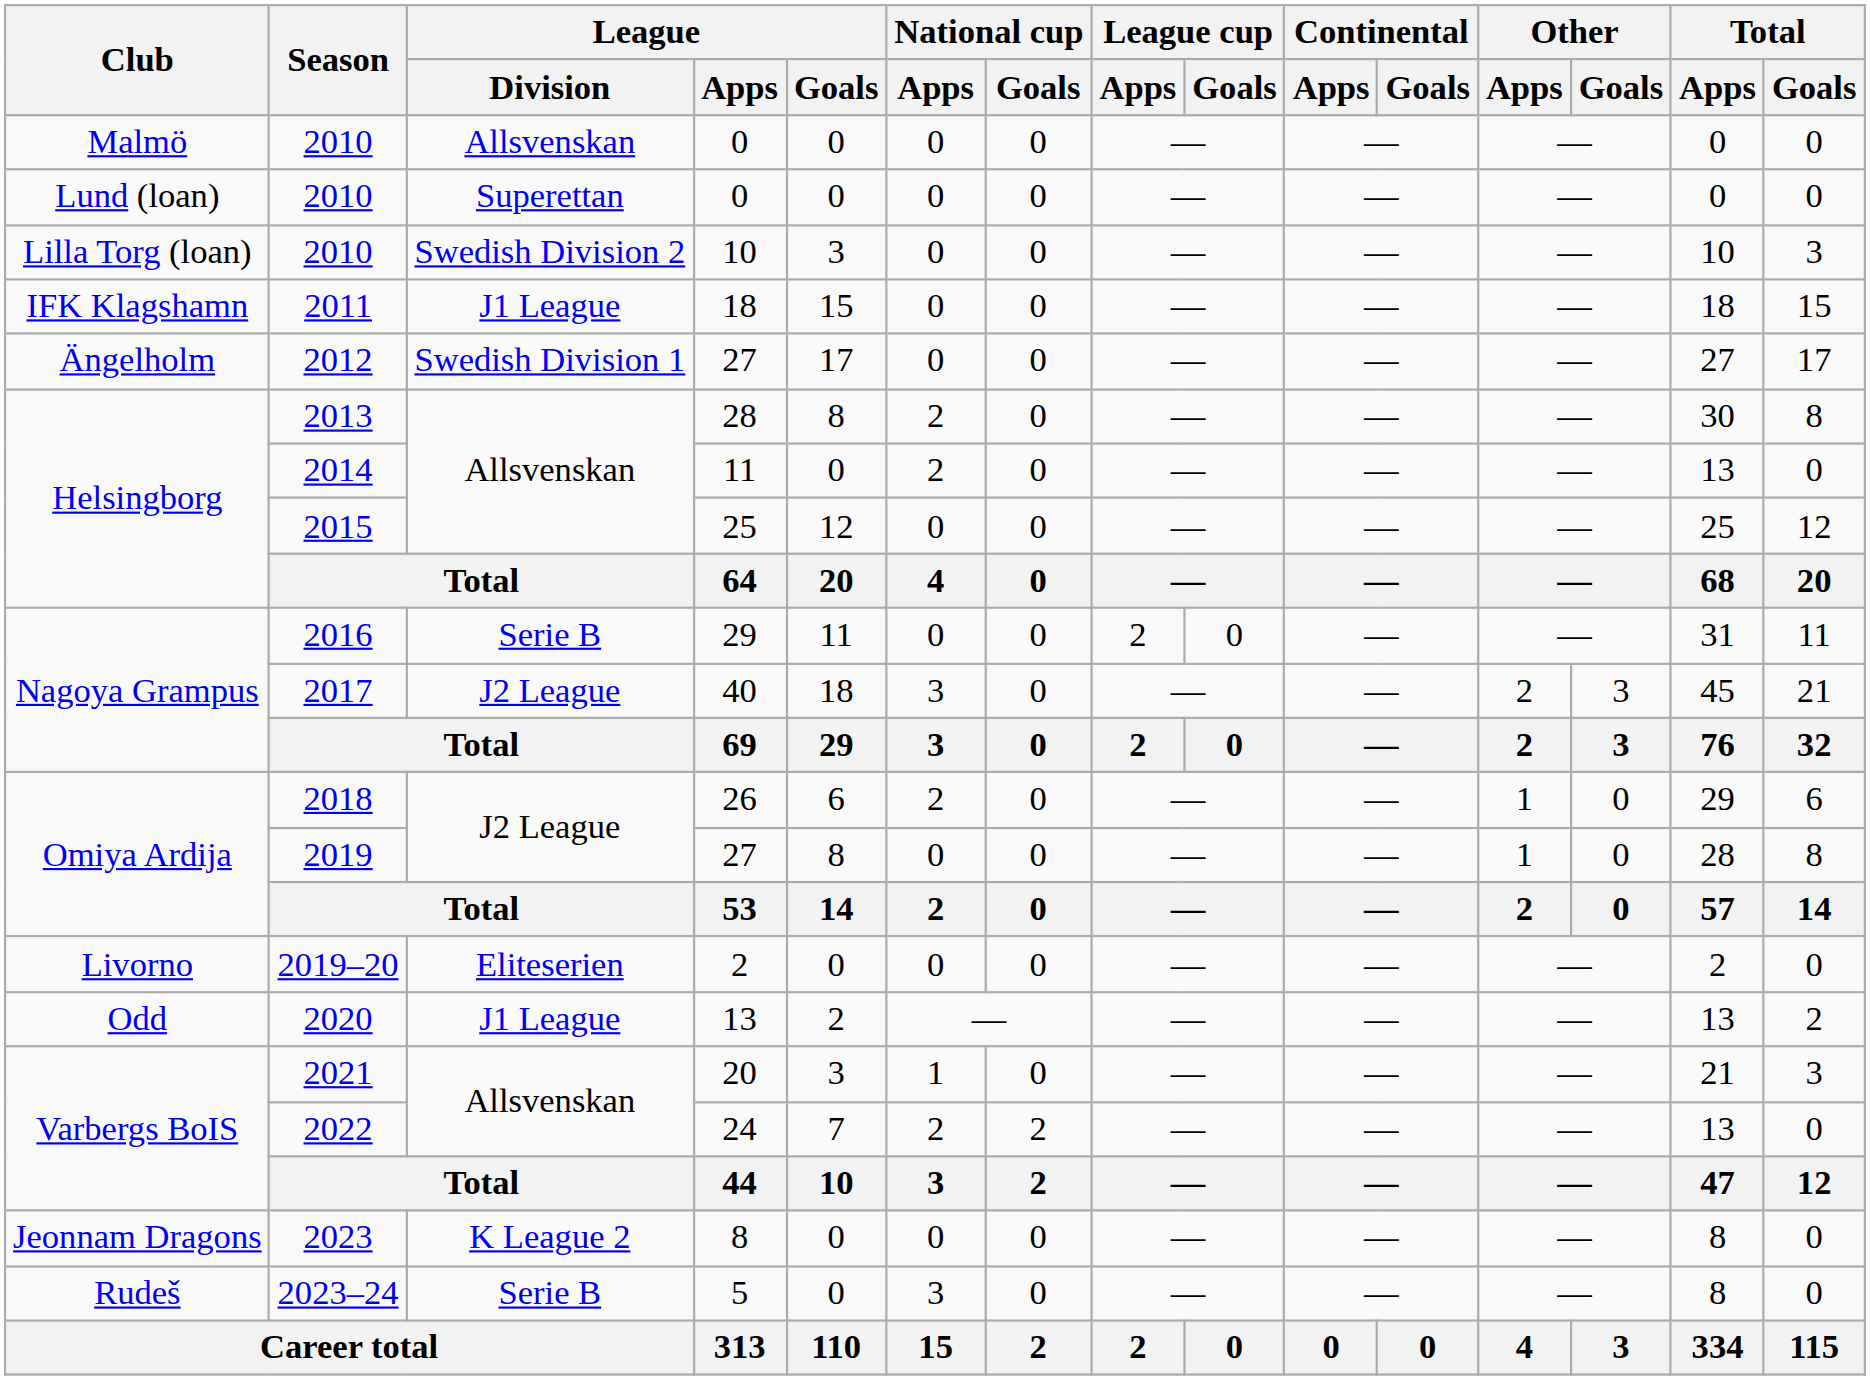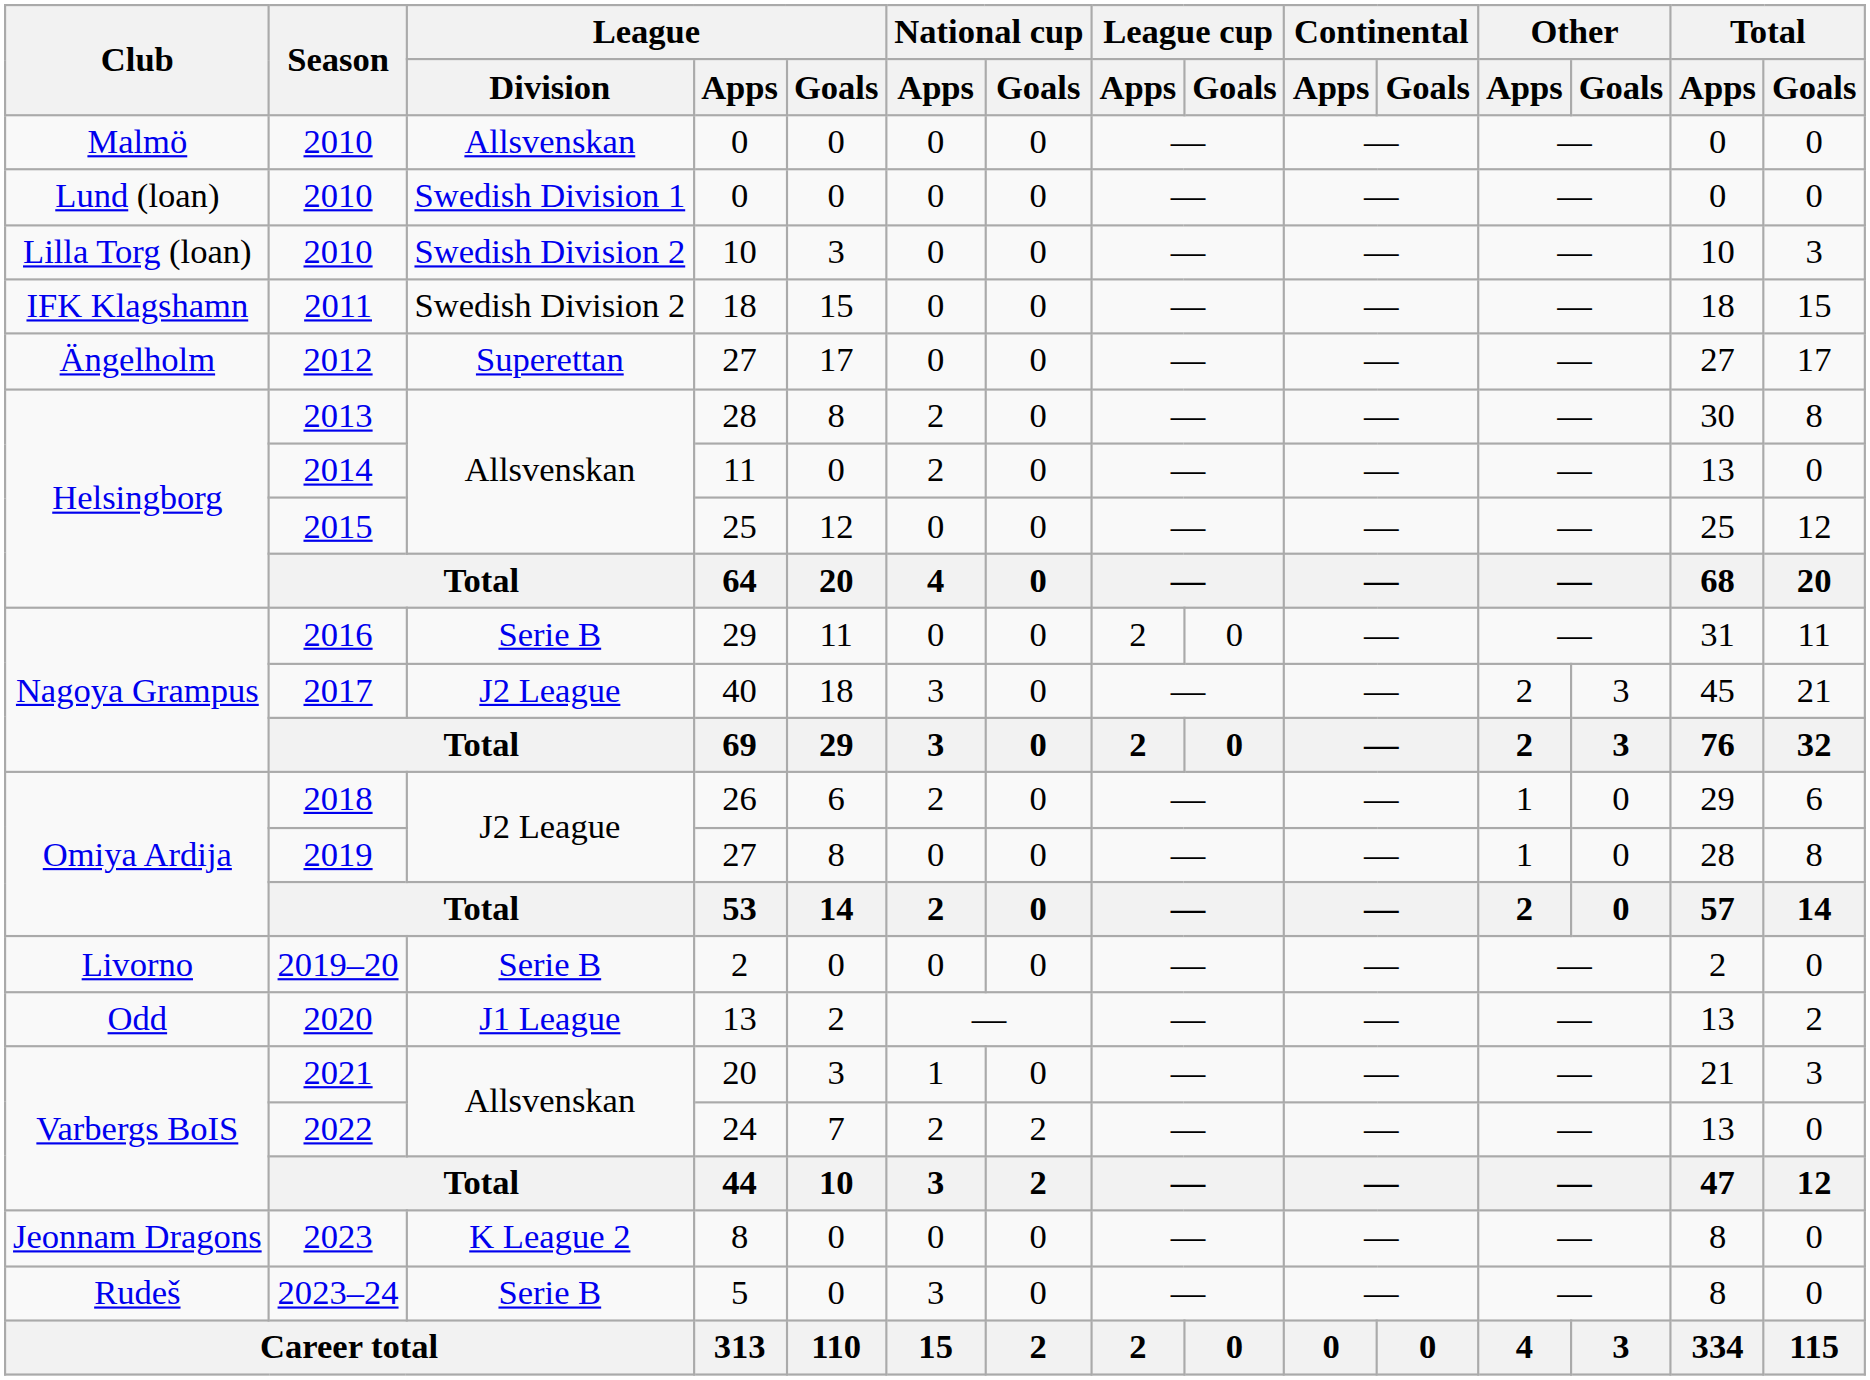(550, 196) Superettan -> (550, 196) Swedish Division 1
(550, 305) J1 League -> (550, 305) Swedish Division 2
(550, 360) Swedish Division 1 -> (550, 360) Superettan
(550, 963) Eliteserien -> (550, 963) Serie B
